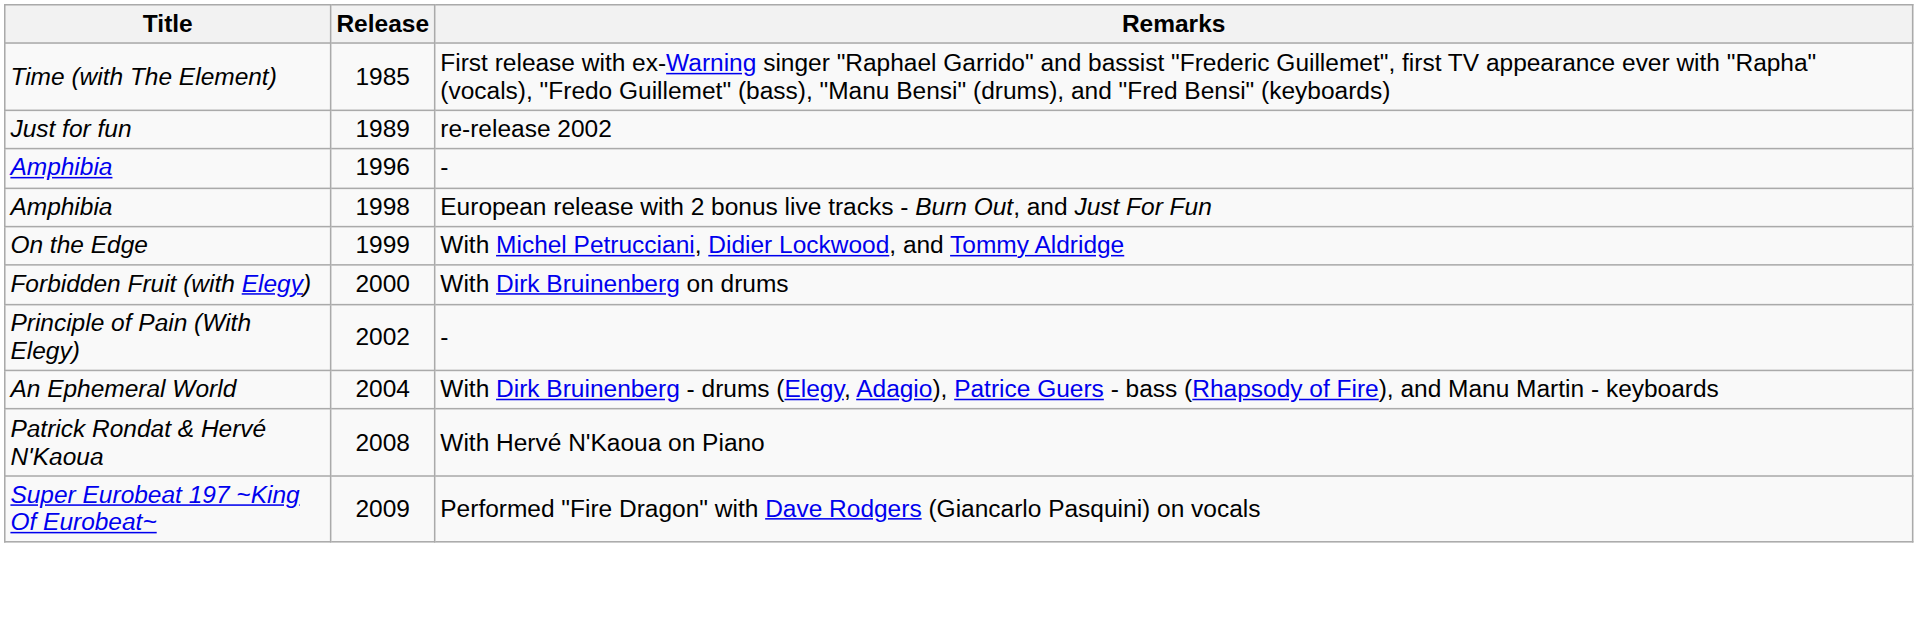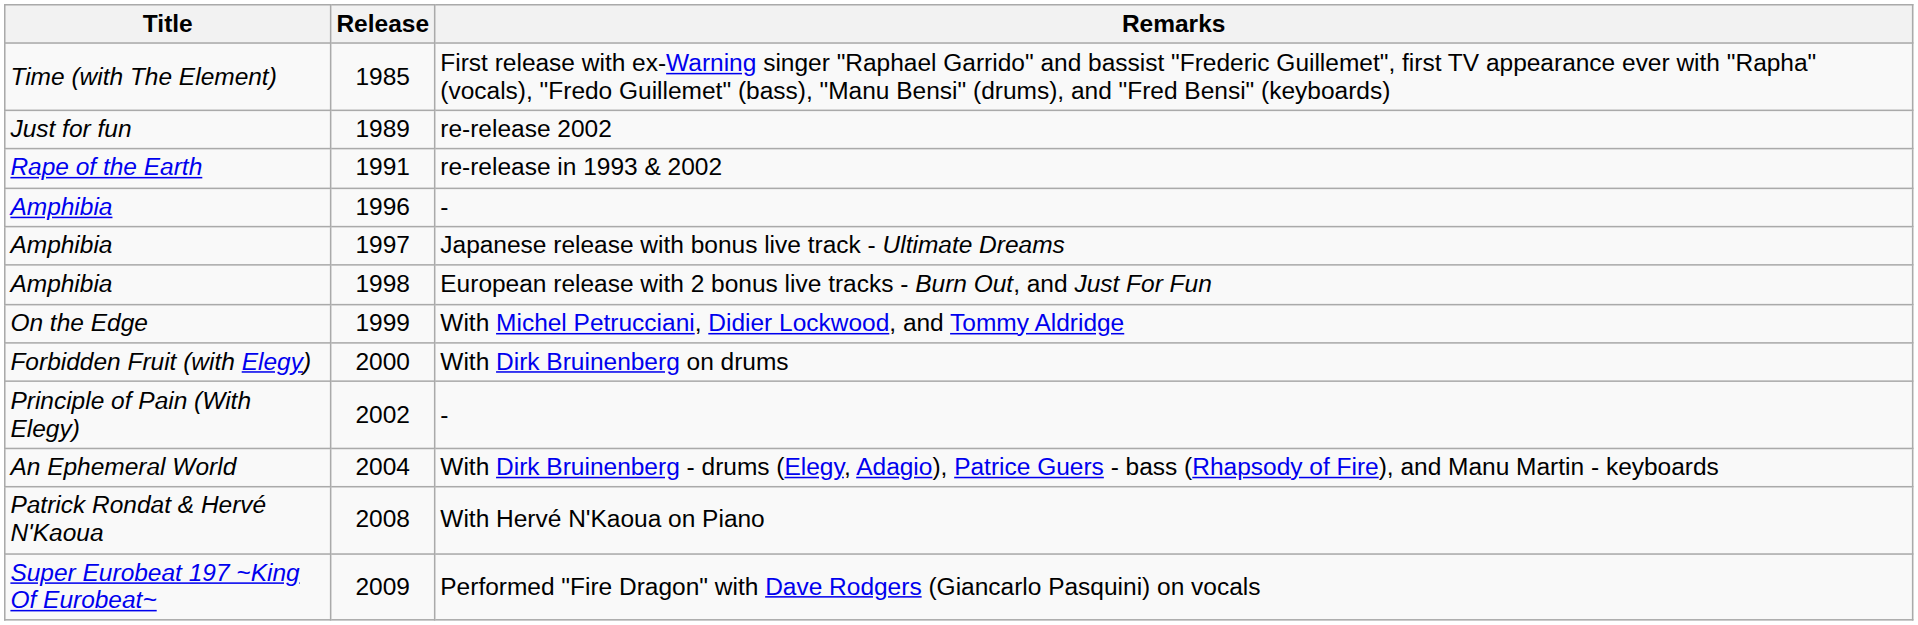+ row: (383, 167)
+ row: (383, 245)
